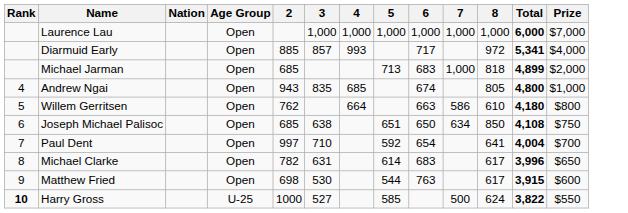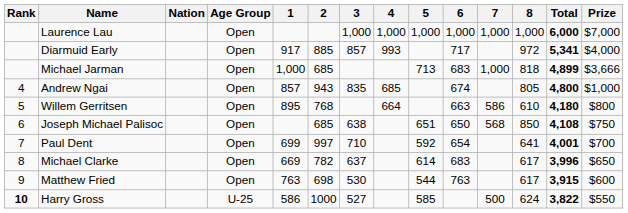+ column: (291, 13)
(567, 69) $2,000 -> (602, 69) $3,666
(289, 106) 762 -> (324, 106) 768
(460, 124) 634 -> (495, 124) 568
(530, 143) 4,004 -> (564, 143) 4,001
(322, 161) 631 -> (357, 161) 637
